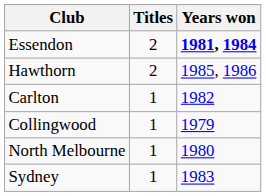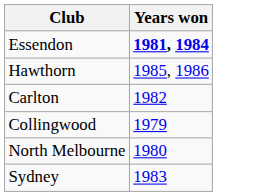- column: (153, 17)
